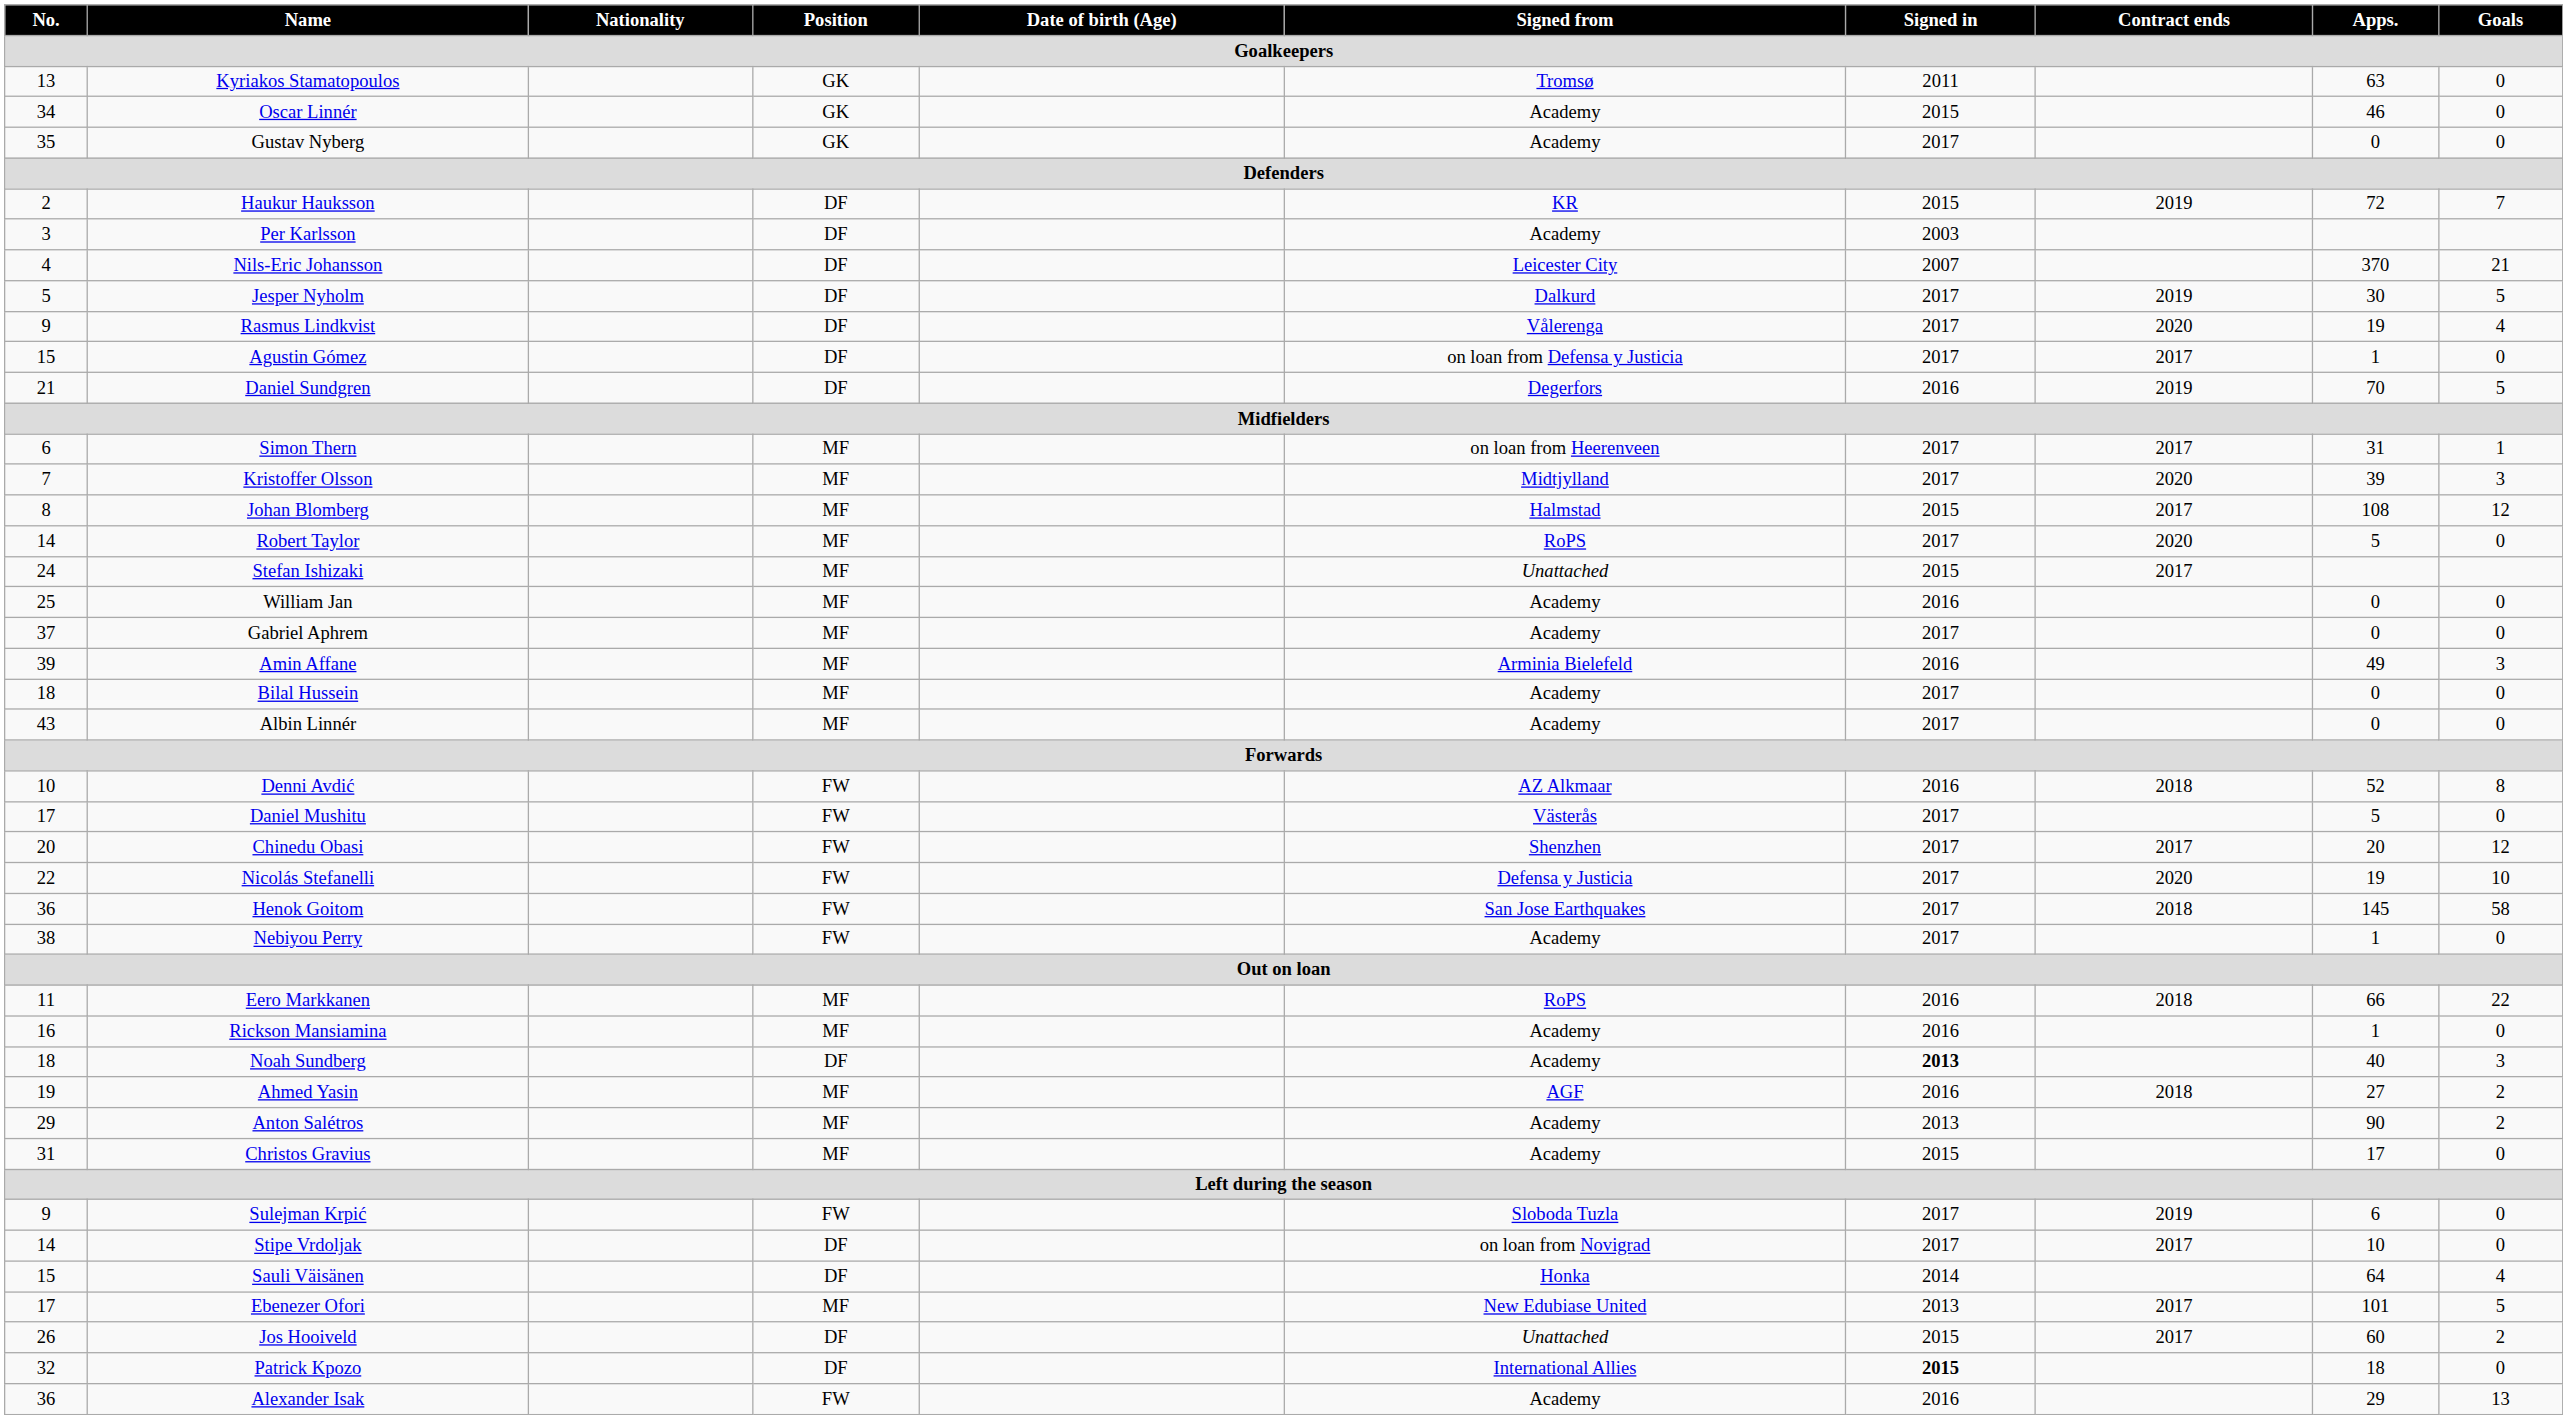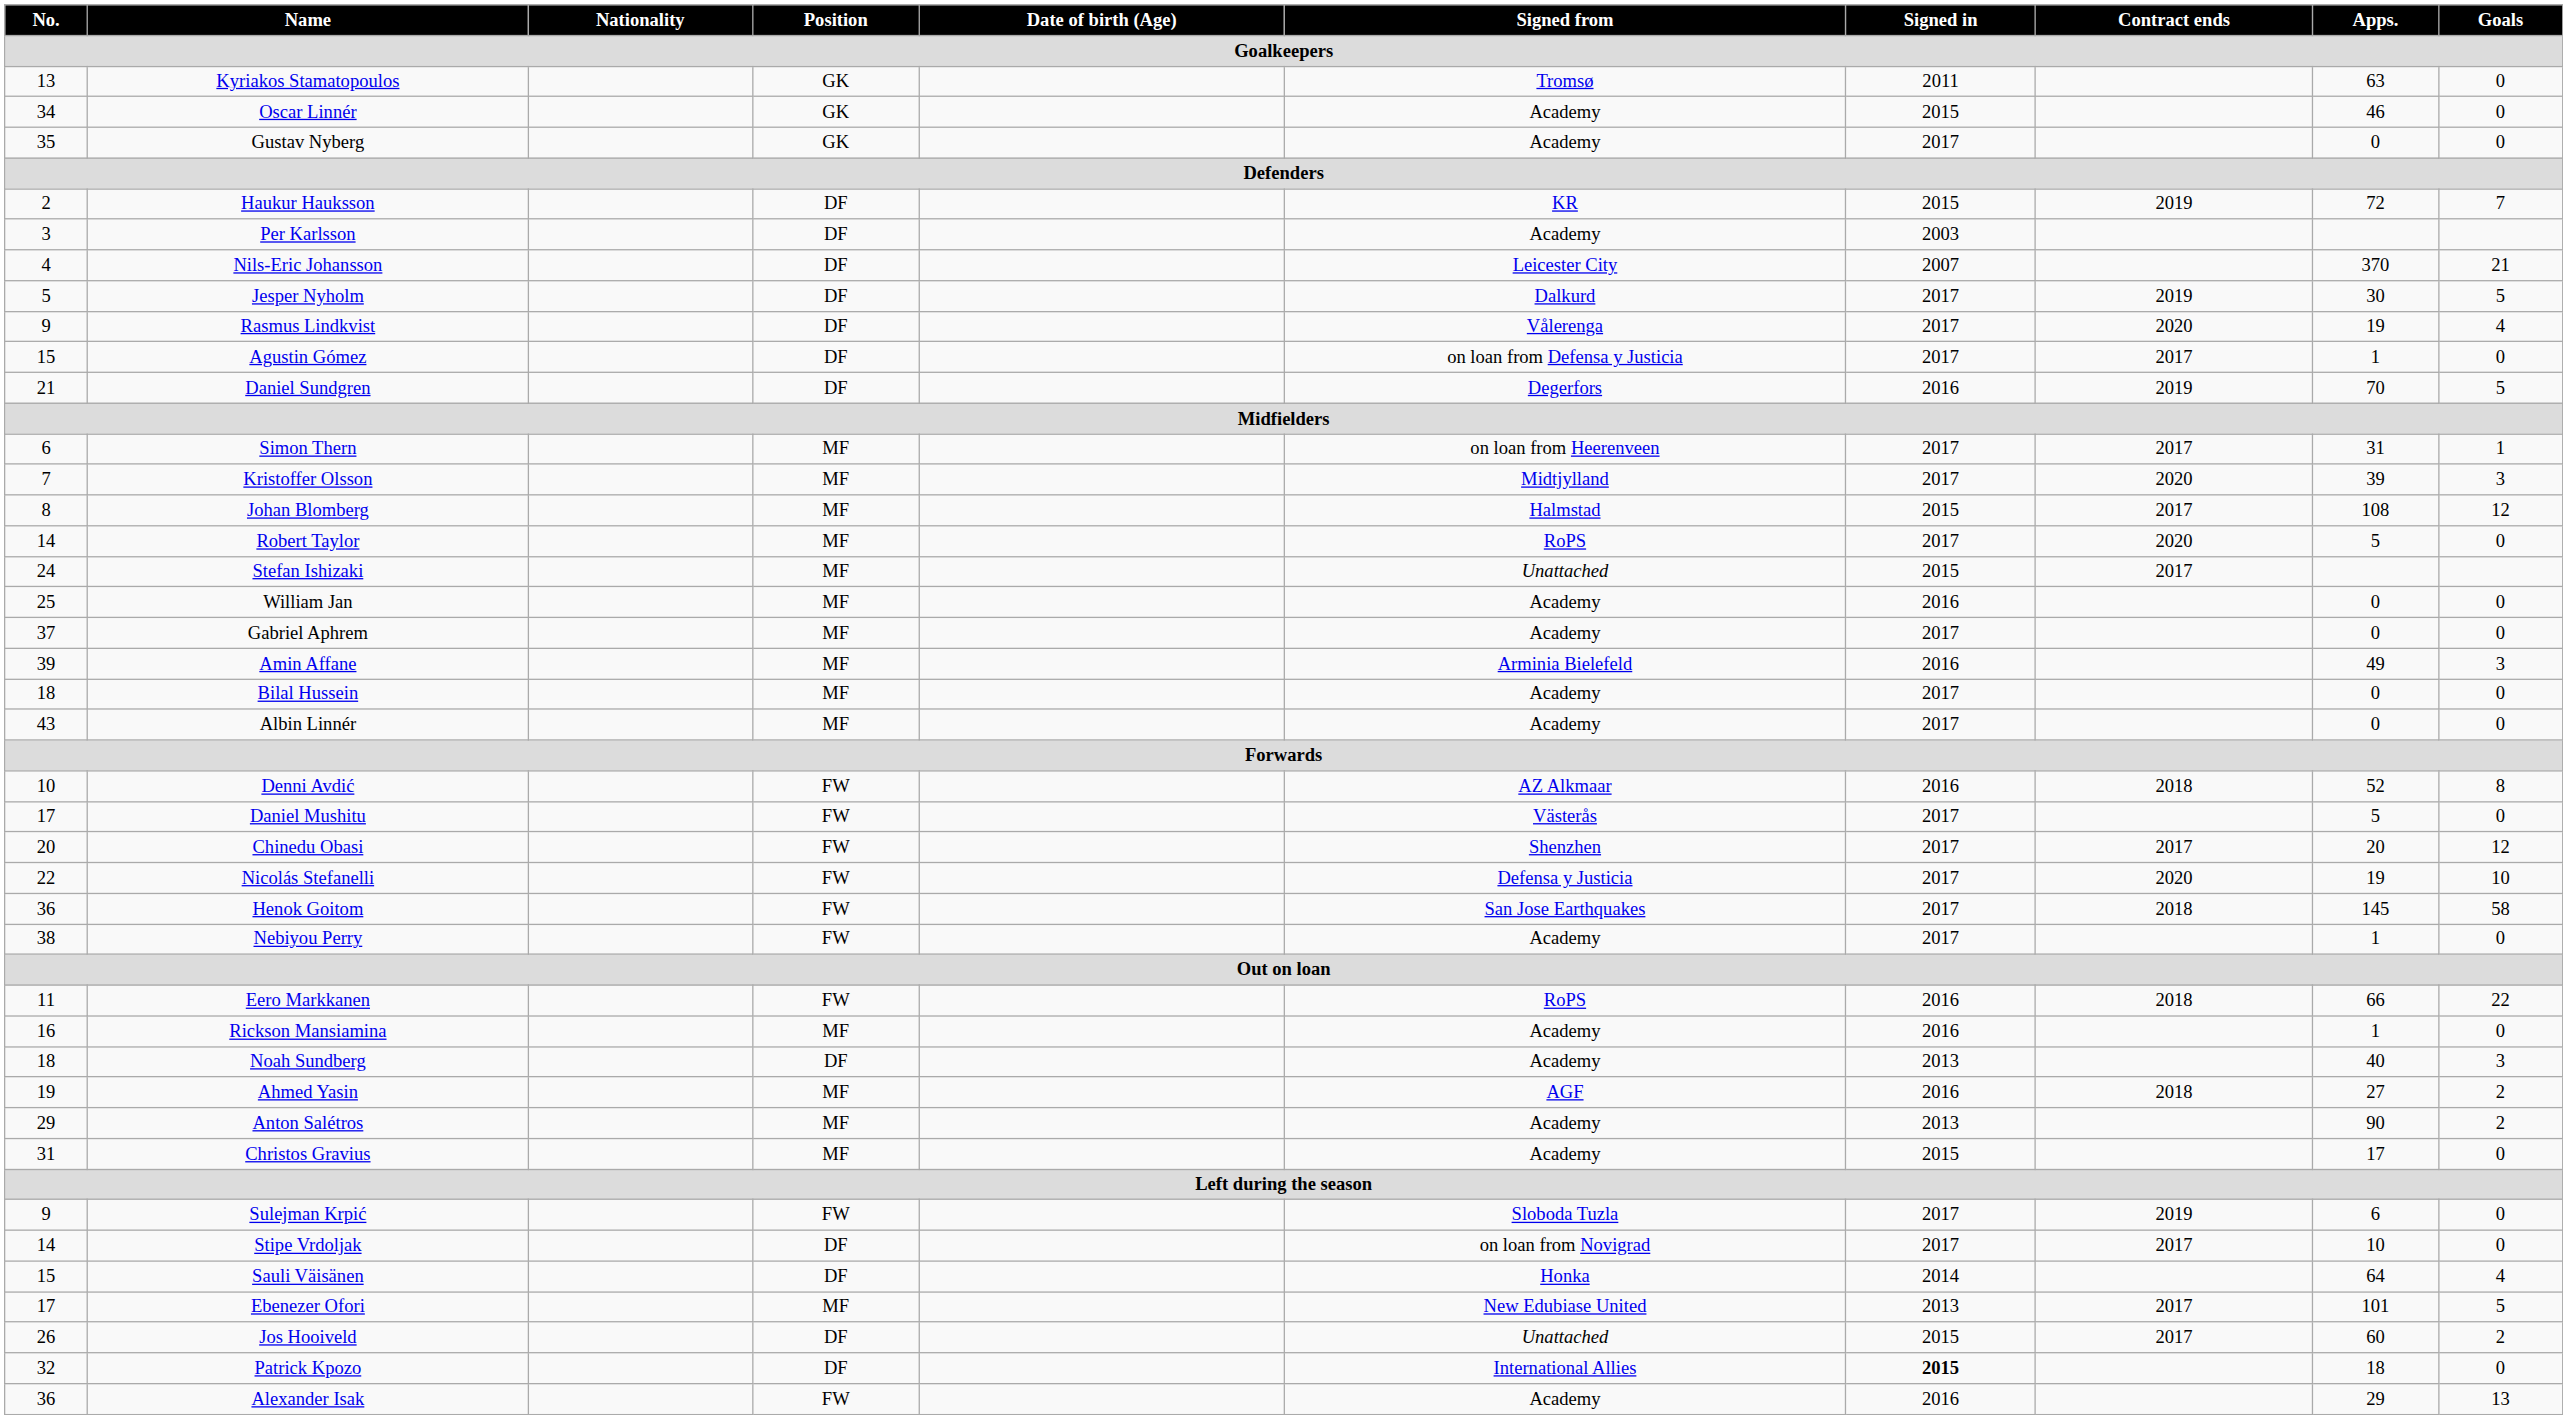(836, 1000) MF -> (836, 1000) FW
(1941, 1061) bold -> (1941, 1061) normal
